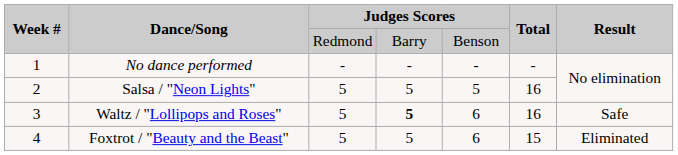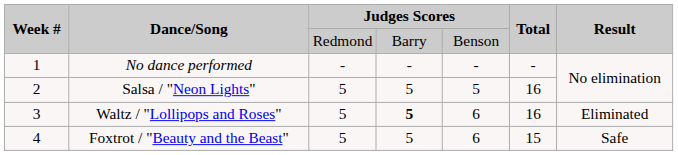(615, 114) Safe -> (615, 114) Eliminated
(615, 138) Eliminated -> (615, 138) Safe
